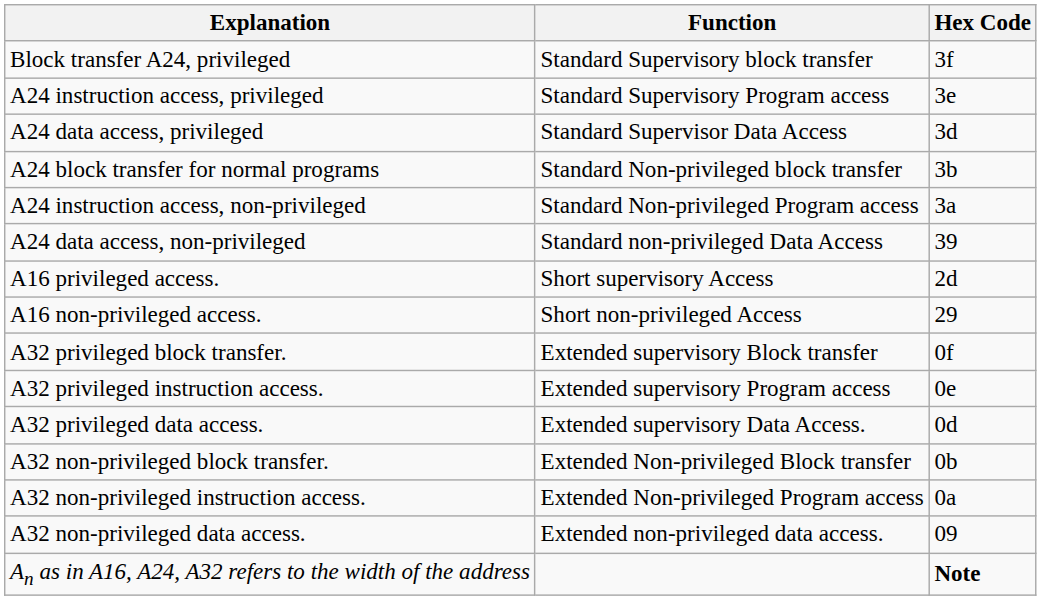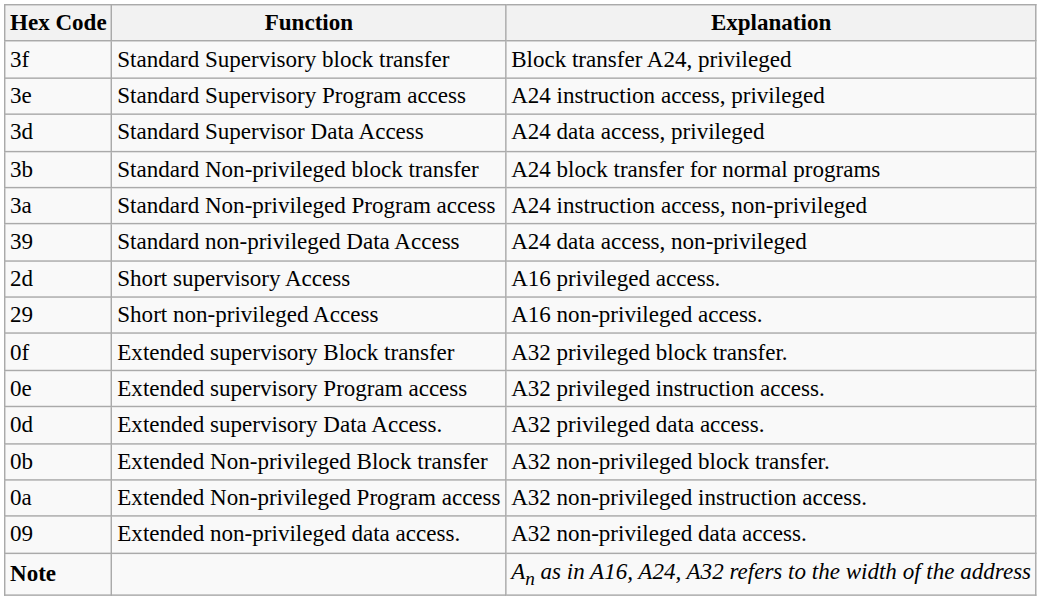columns swapped: (983, 22) <-> (270, 22)
